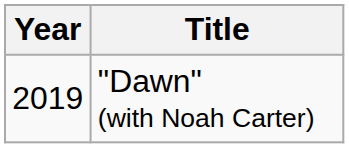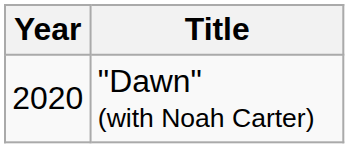(48, 98) 2019 -> (48, 98) 2020
